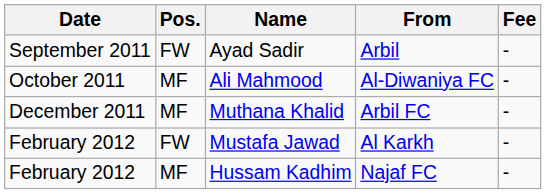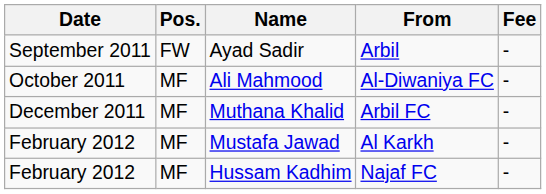(175, 142) FW -> (174, 142) MF
